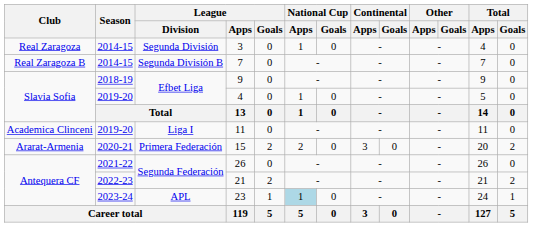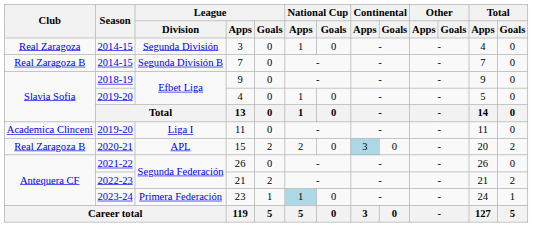(50, 146) Ararat-Armenia -> (50, 146) Real Zaragoza B
(181, 146) Primera Federación -> (181, 146) APL
(365, 146) no background -> (365, 146) lightblue background
(181, 197) APL -> (181, 197) Primera Federación
